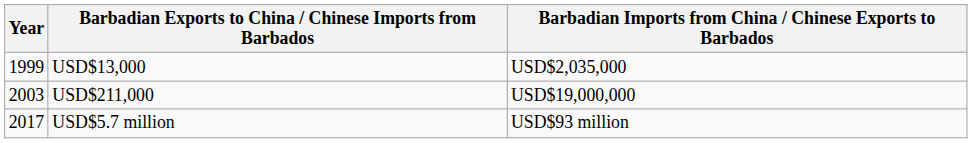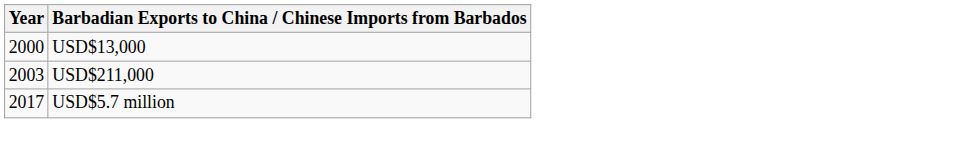- column: (737, 28)
(26, 66) 1999 -> (26, 46) 2000
